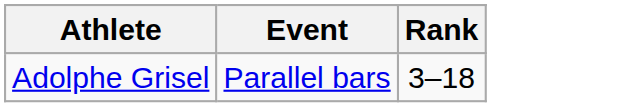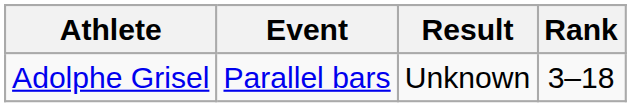+ column: (467, 29)
